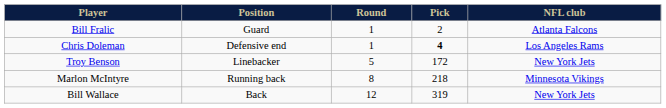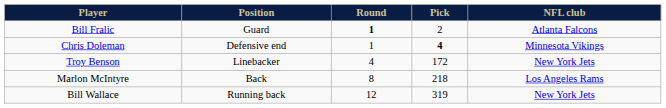(371, 29) normal -> (371, 29) bold
(564, 45) Los Angeles Rams -> (564, 45) Minnesota Vikings
(371, 62) 5 -> (371, 62) 4
(256, 78) Running back -> (256, 78) Back
(564, 78) Minnesota Vikings -> (564, 78) Los Angeles Rams
(256, 95) Back -> (256, 95) Running back
